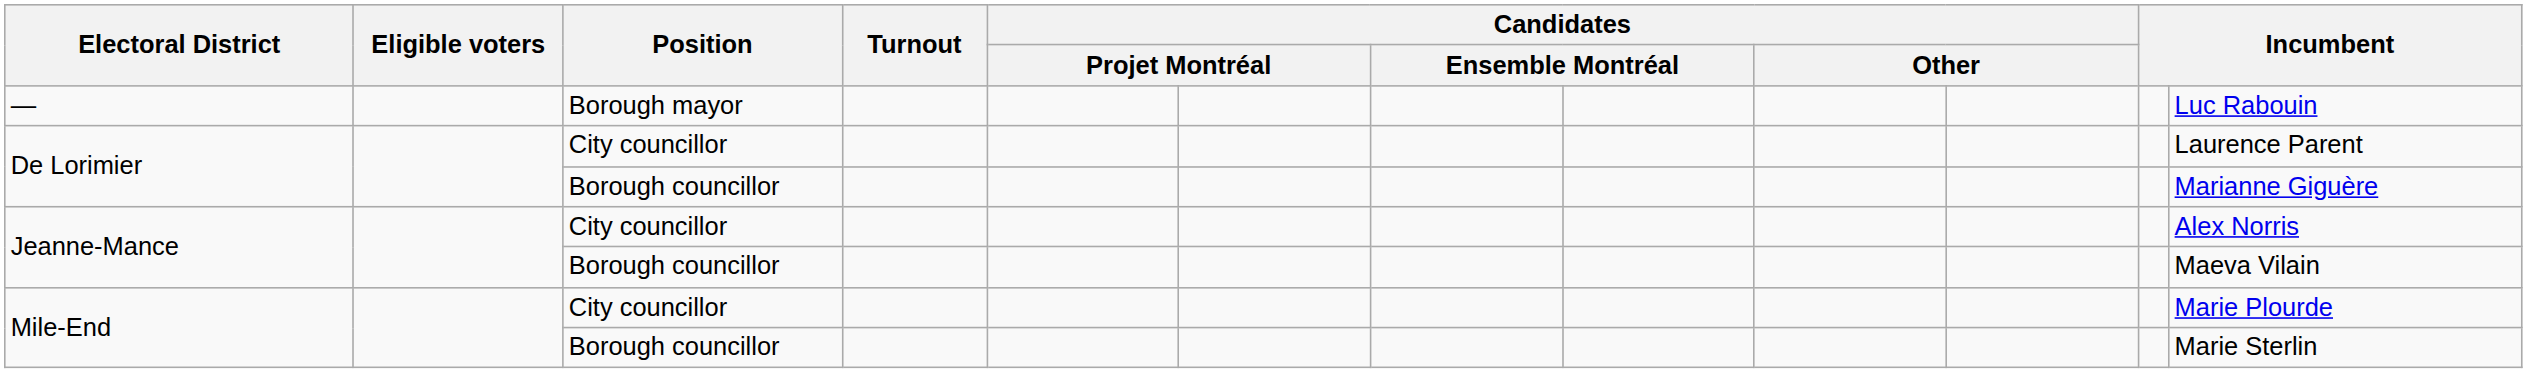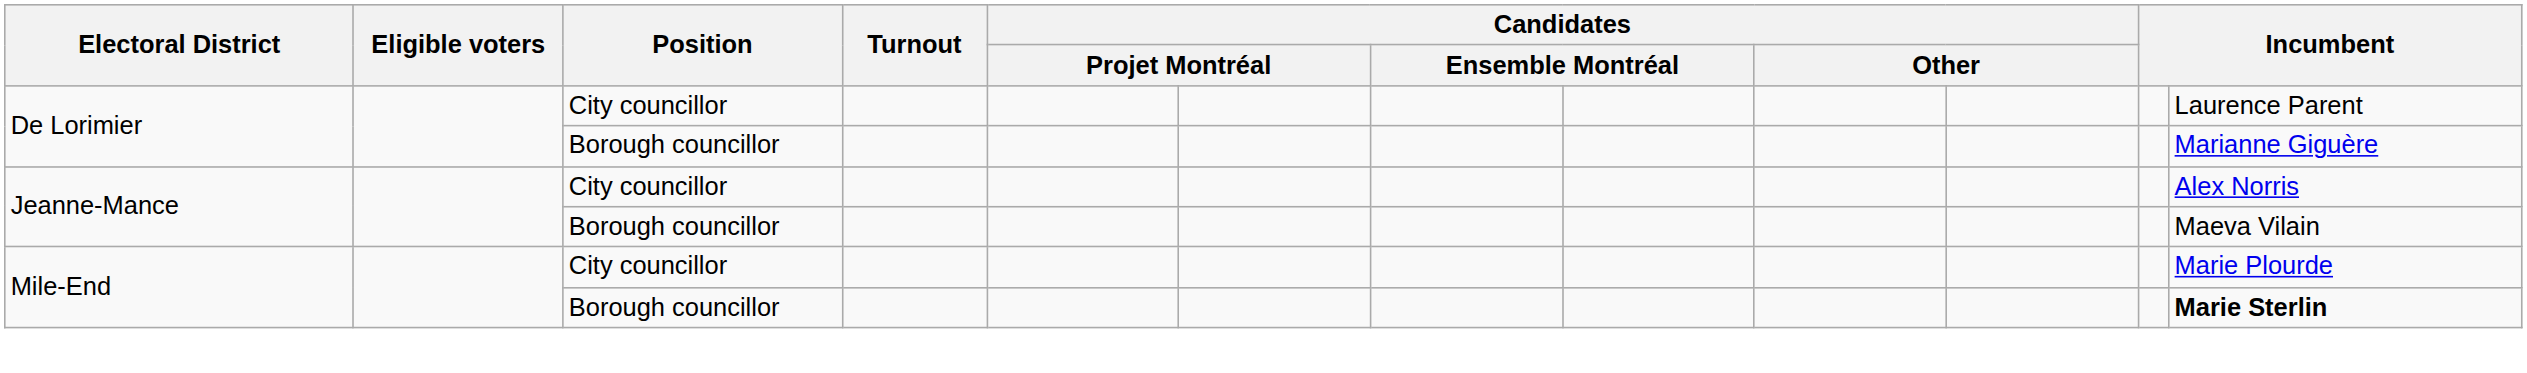- row: (23, 105)
(2246, 347) normal -> (2251, 307) bold
